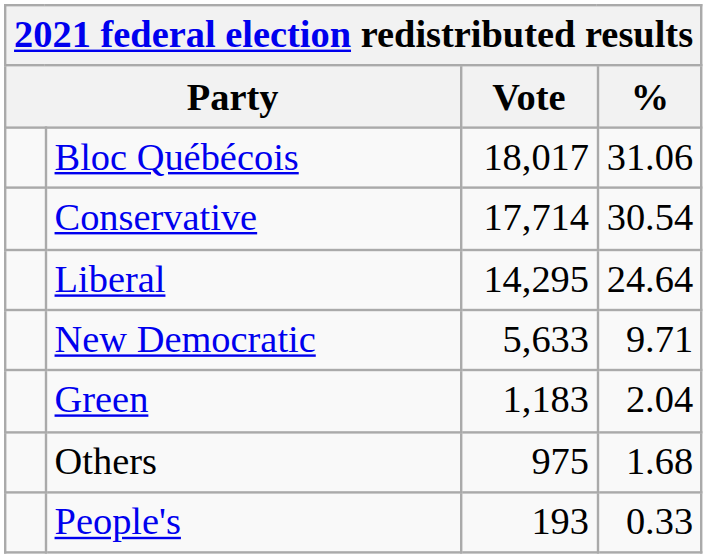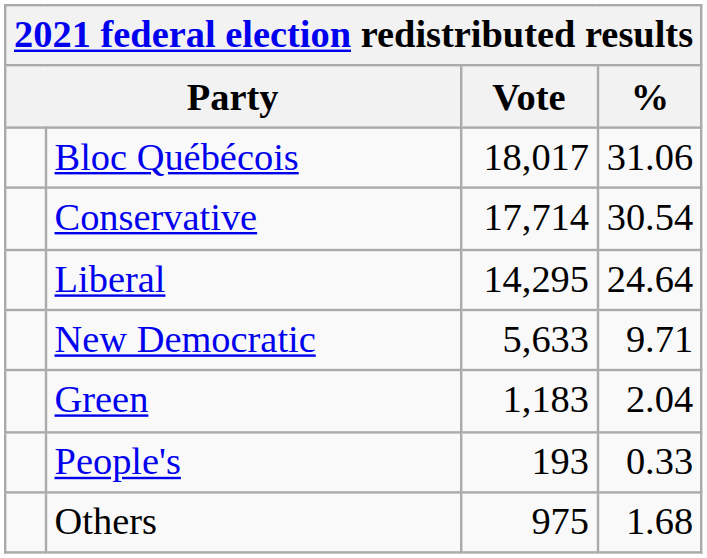rows swapped: (118, 522) <-> (106, 461)
